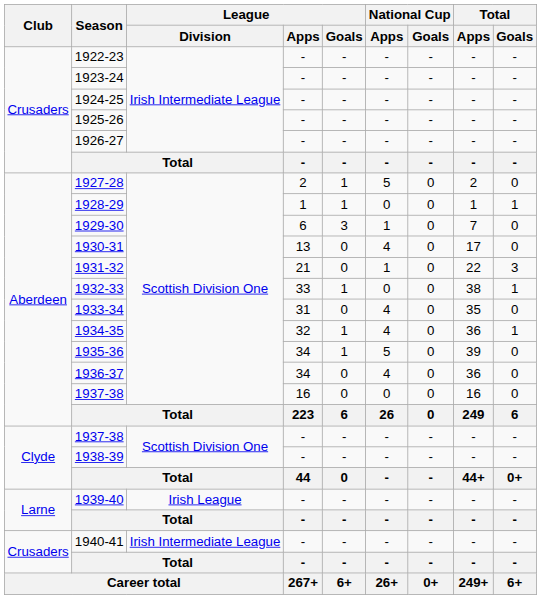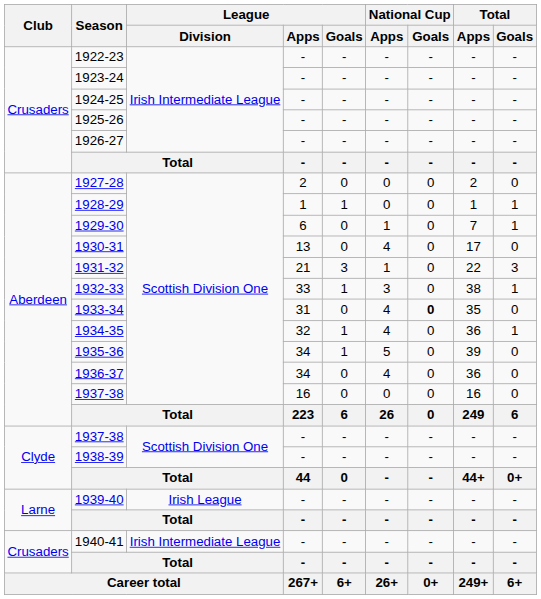(344, 183) 1 -> (344, 183) 0
(387, 183) 5 -> (387, 183) 0
(344, 225) 3 -> (344, 225) 0
(515, 225) 0 -> (515, 225) 1
(344, 267) 0 -> (344, 267) 3
(387, 288) 0 -> (387, 288) 3
(431, 309) normal -> (431, 309) bold
